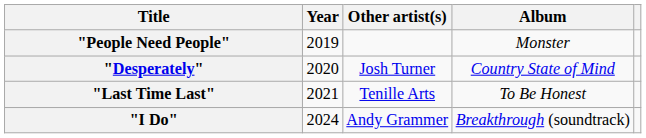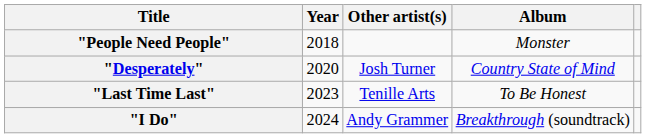(323, 42) 2019 -> (323, 42) 2018
(323, 94) 2021 -> (323, 94) 2023
